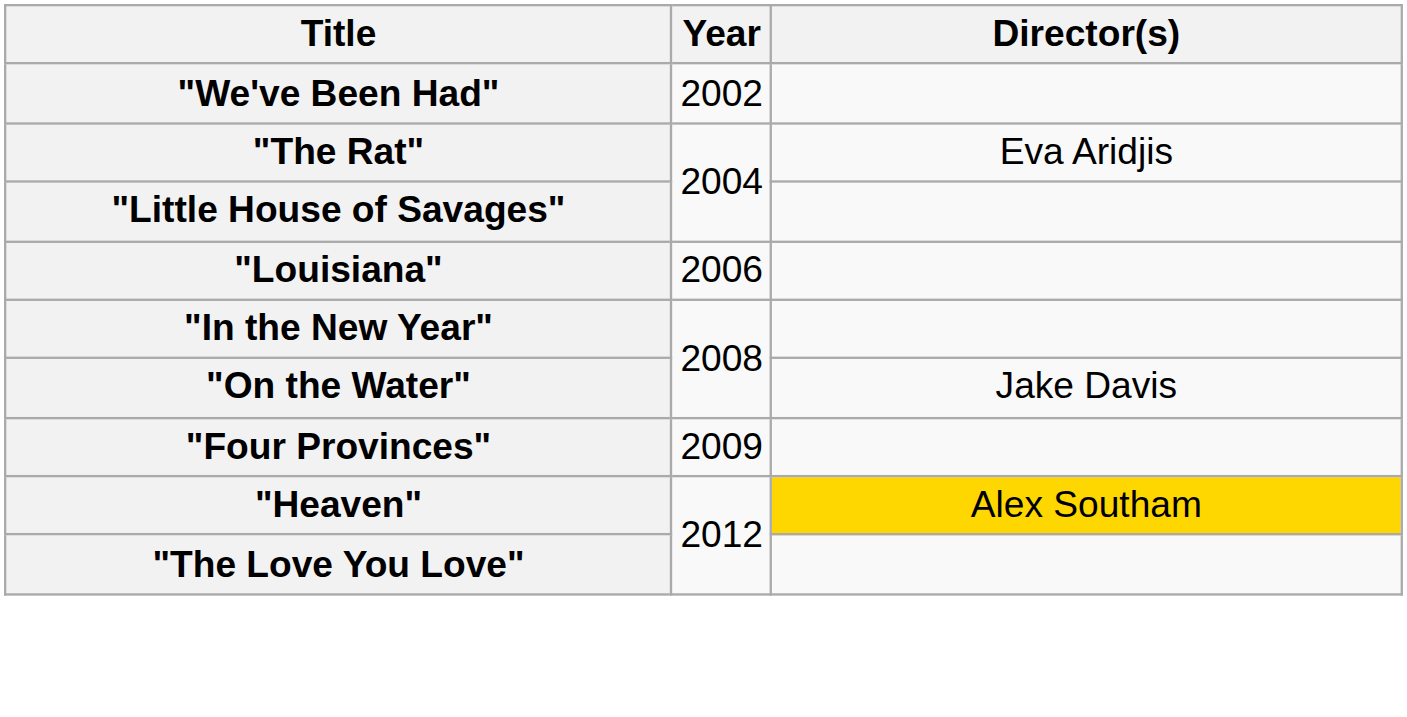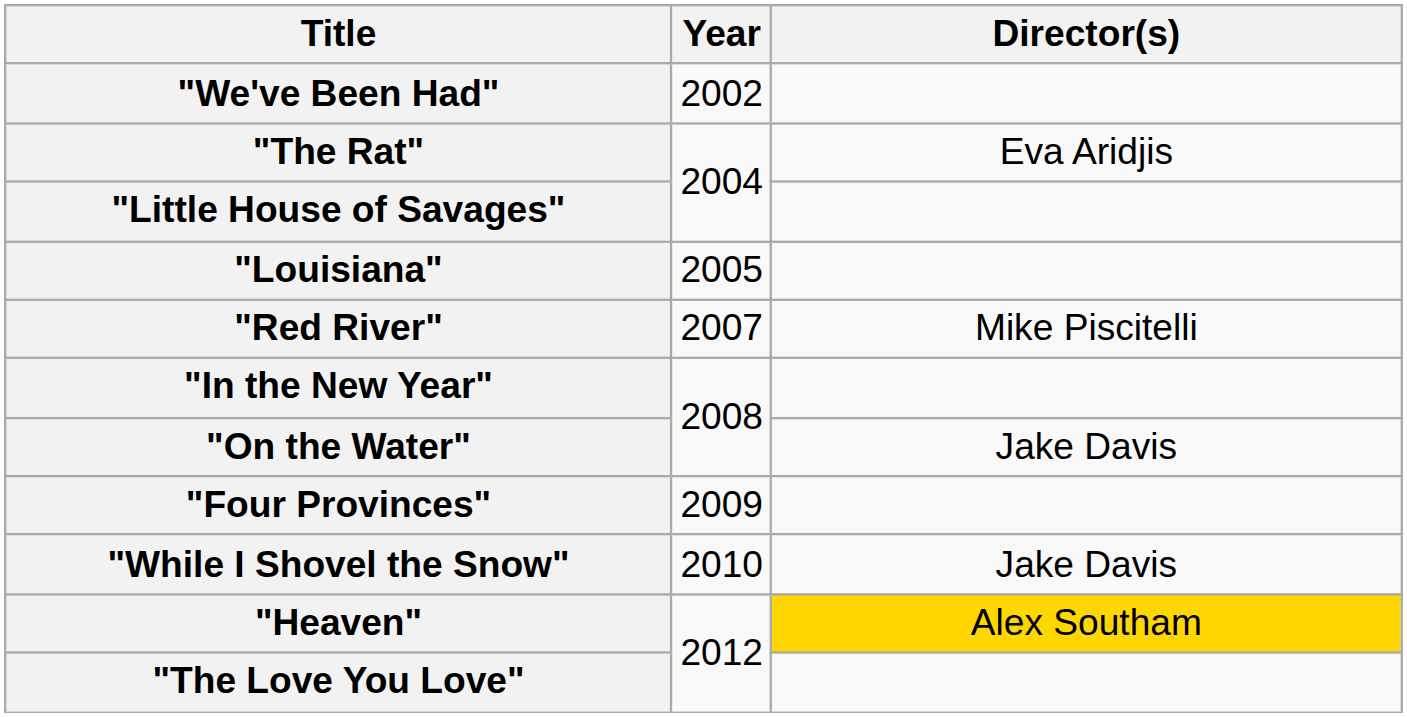(722, 269) 2006 -> (722, 269) 2005
+ row: (339, 328)
+ row: (339, 563)
